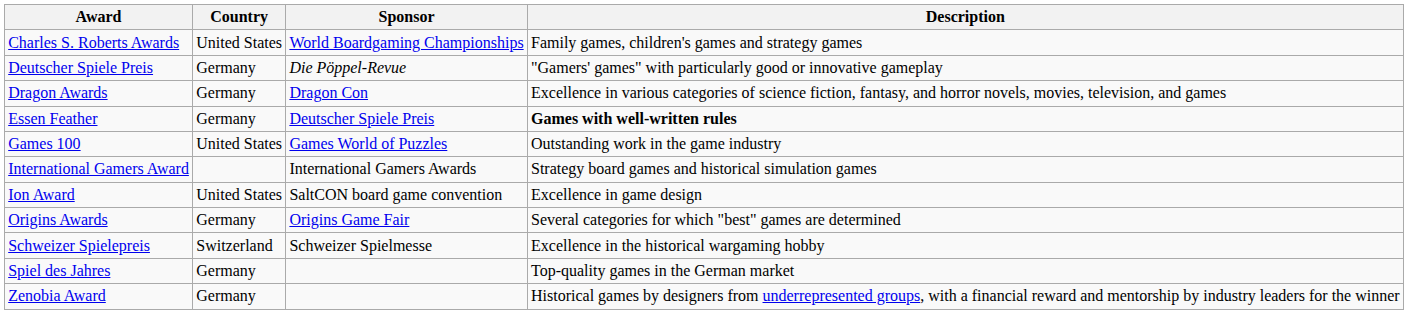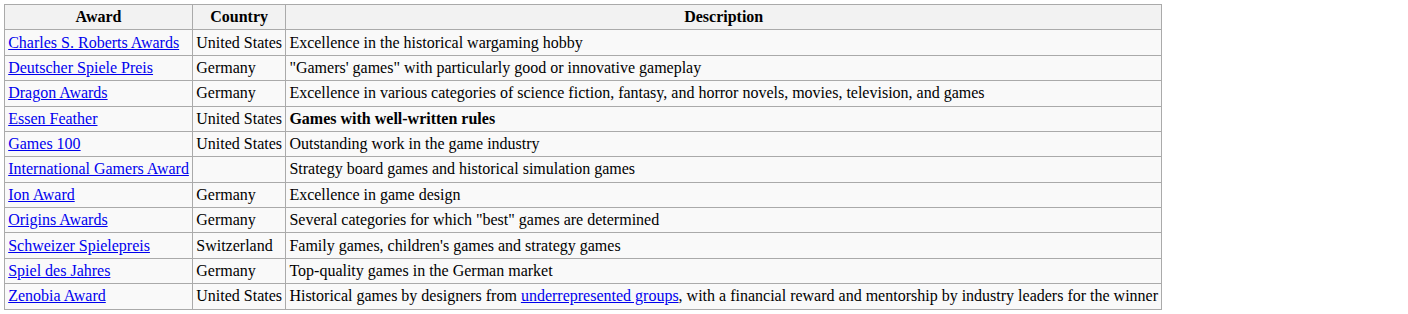- column: (407, 17)
(697, 42) Family games, children's games and strategy games -> (436, 42) Excellence in the historical wargaming hobby
(226, 118) Germany -> (239, 118) United States
(239, 194) United States -> (226, 194) Germany
(678, 245) Excellence in the historical wargaming hobby -> (455, 245) Family games, children's games and strategy games
(226, 296) Germany -> (239, 296) United States
